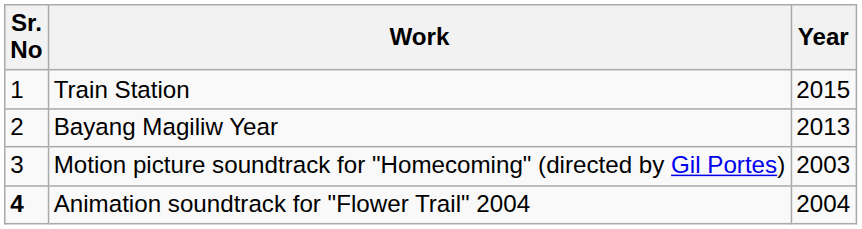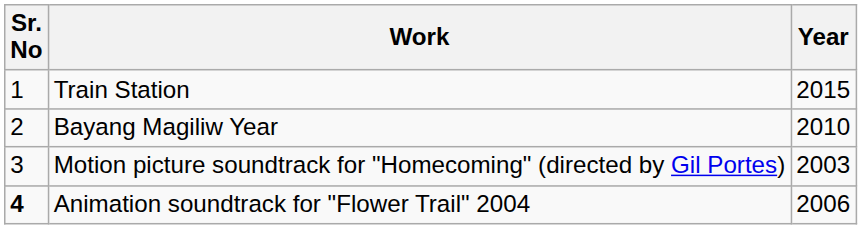(823, 127) 2013 -> (823, 127) 2010
(823, 204) 2004 -> (823, 204) 2006
